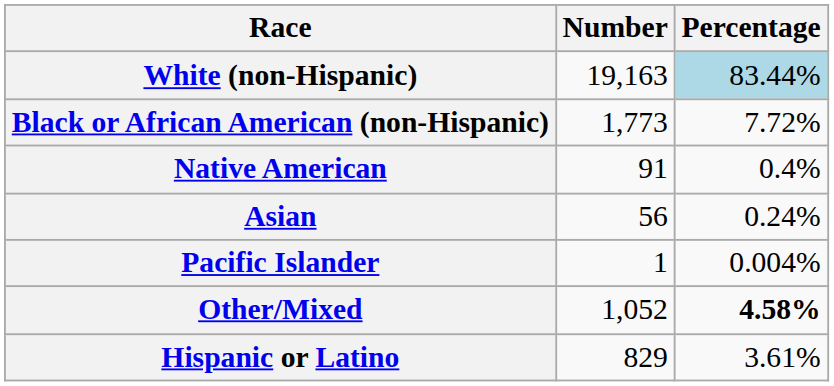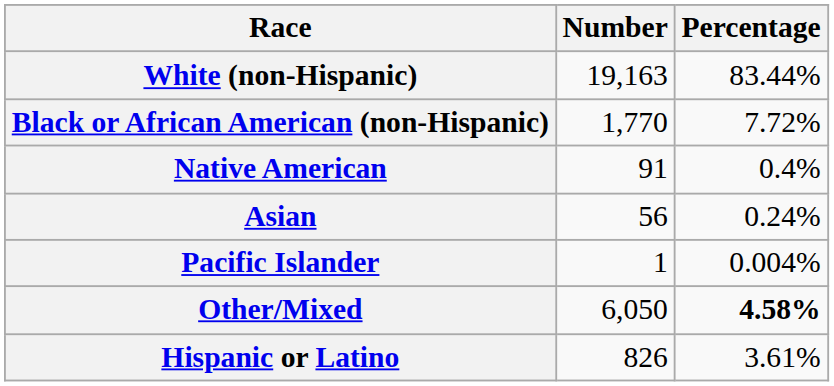(775, 74) lightblue background -> (775, 74) no background
(635, 121) 1,773 -> (635, 121) 1,770
(635, 309) 1,052 -> (635, 309) 6,050
(646, 356) 829 -> (646, 356) 826
